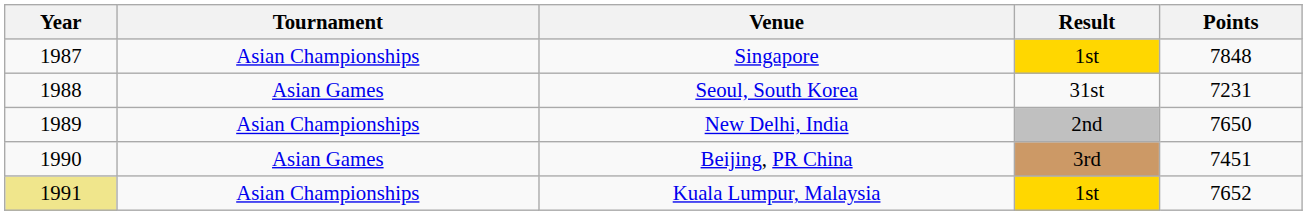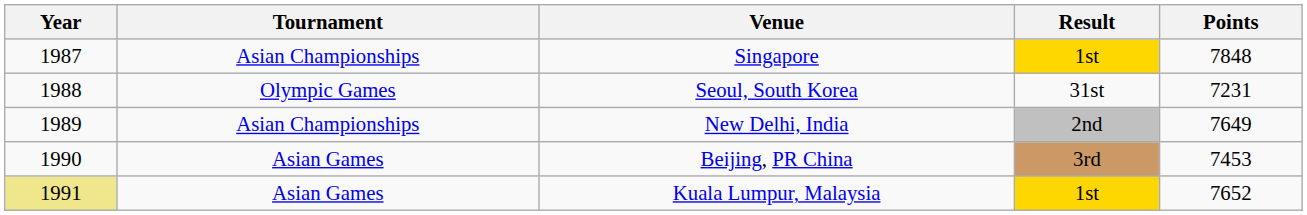(328, 90) Asian Games -> (328, 90) Olympic Games
(1231, 124) 7650 -> (1231, 124) 7649
(1231, 159) 7451 -> (1231, 159) 7453
(328, 193) Asian Championships -> (328, 193) Asian Games
